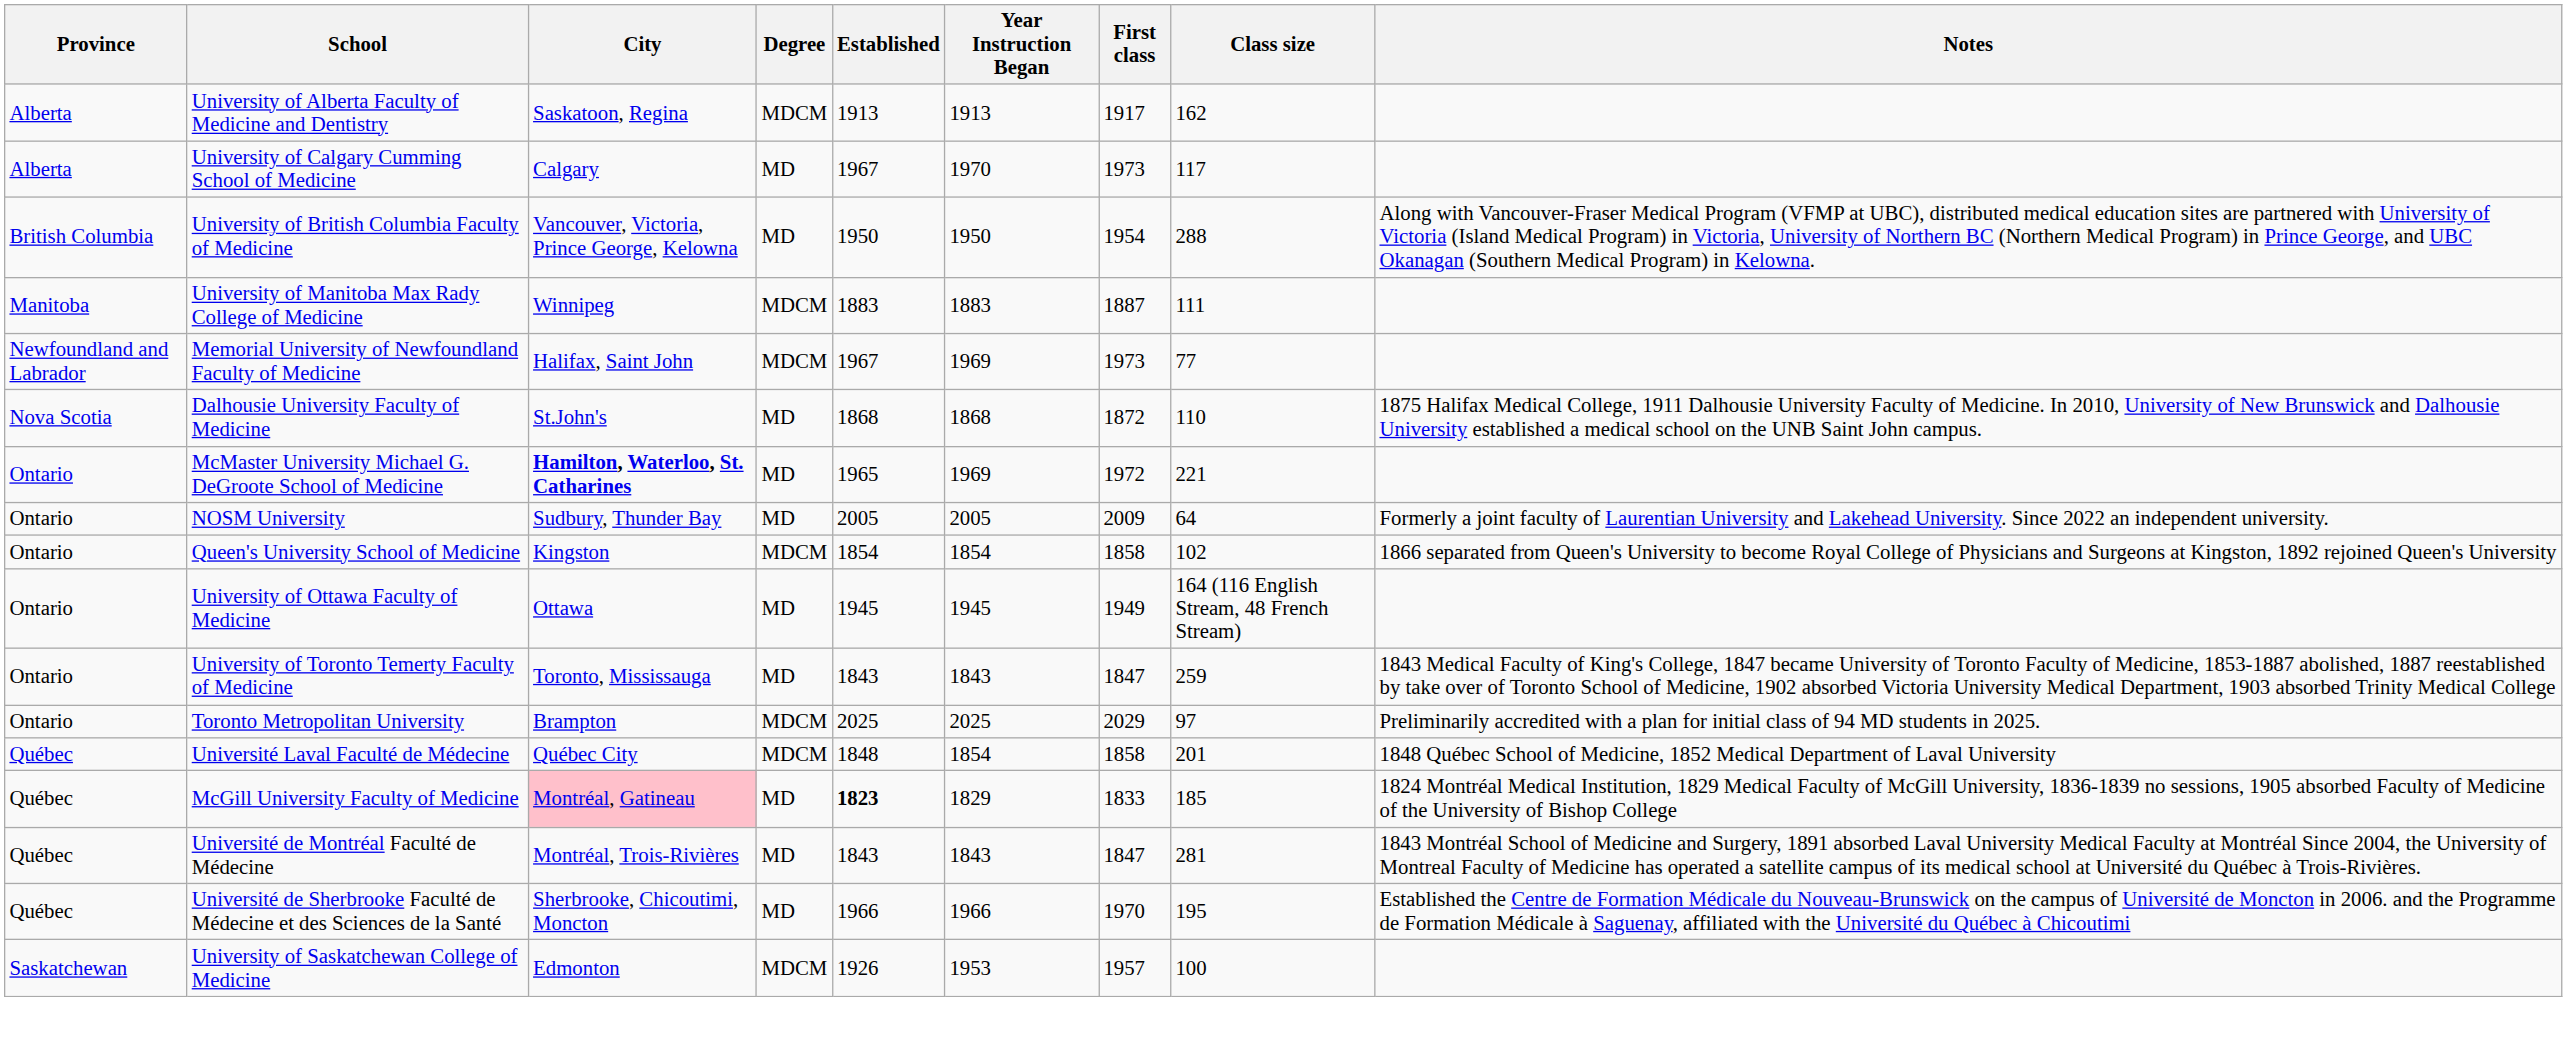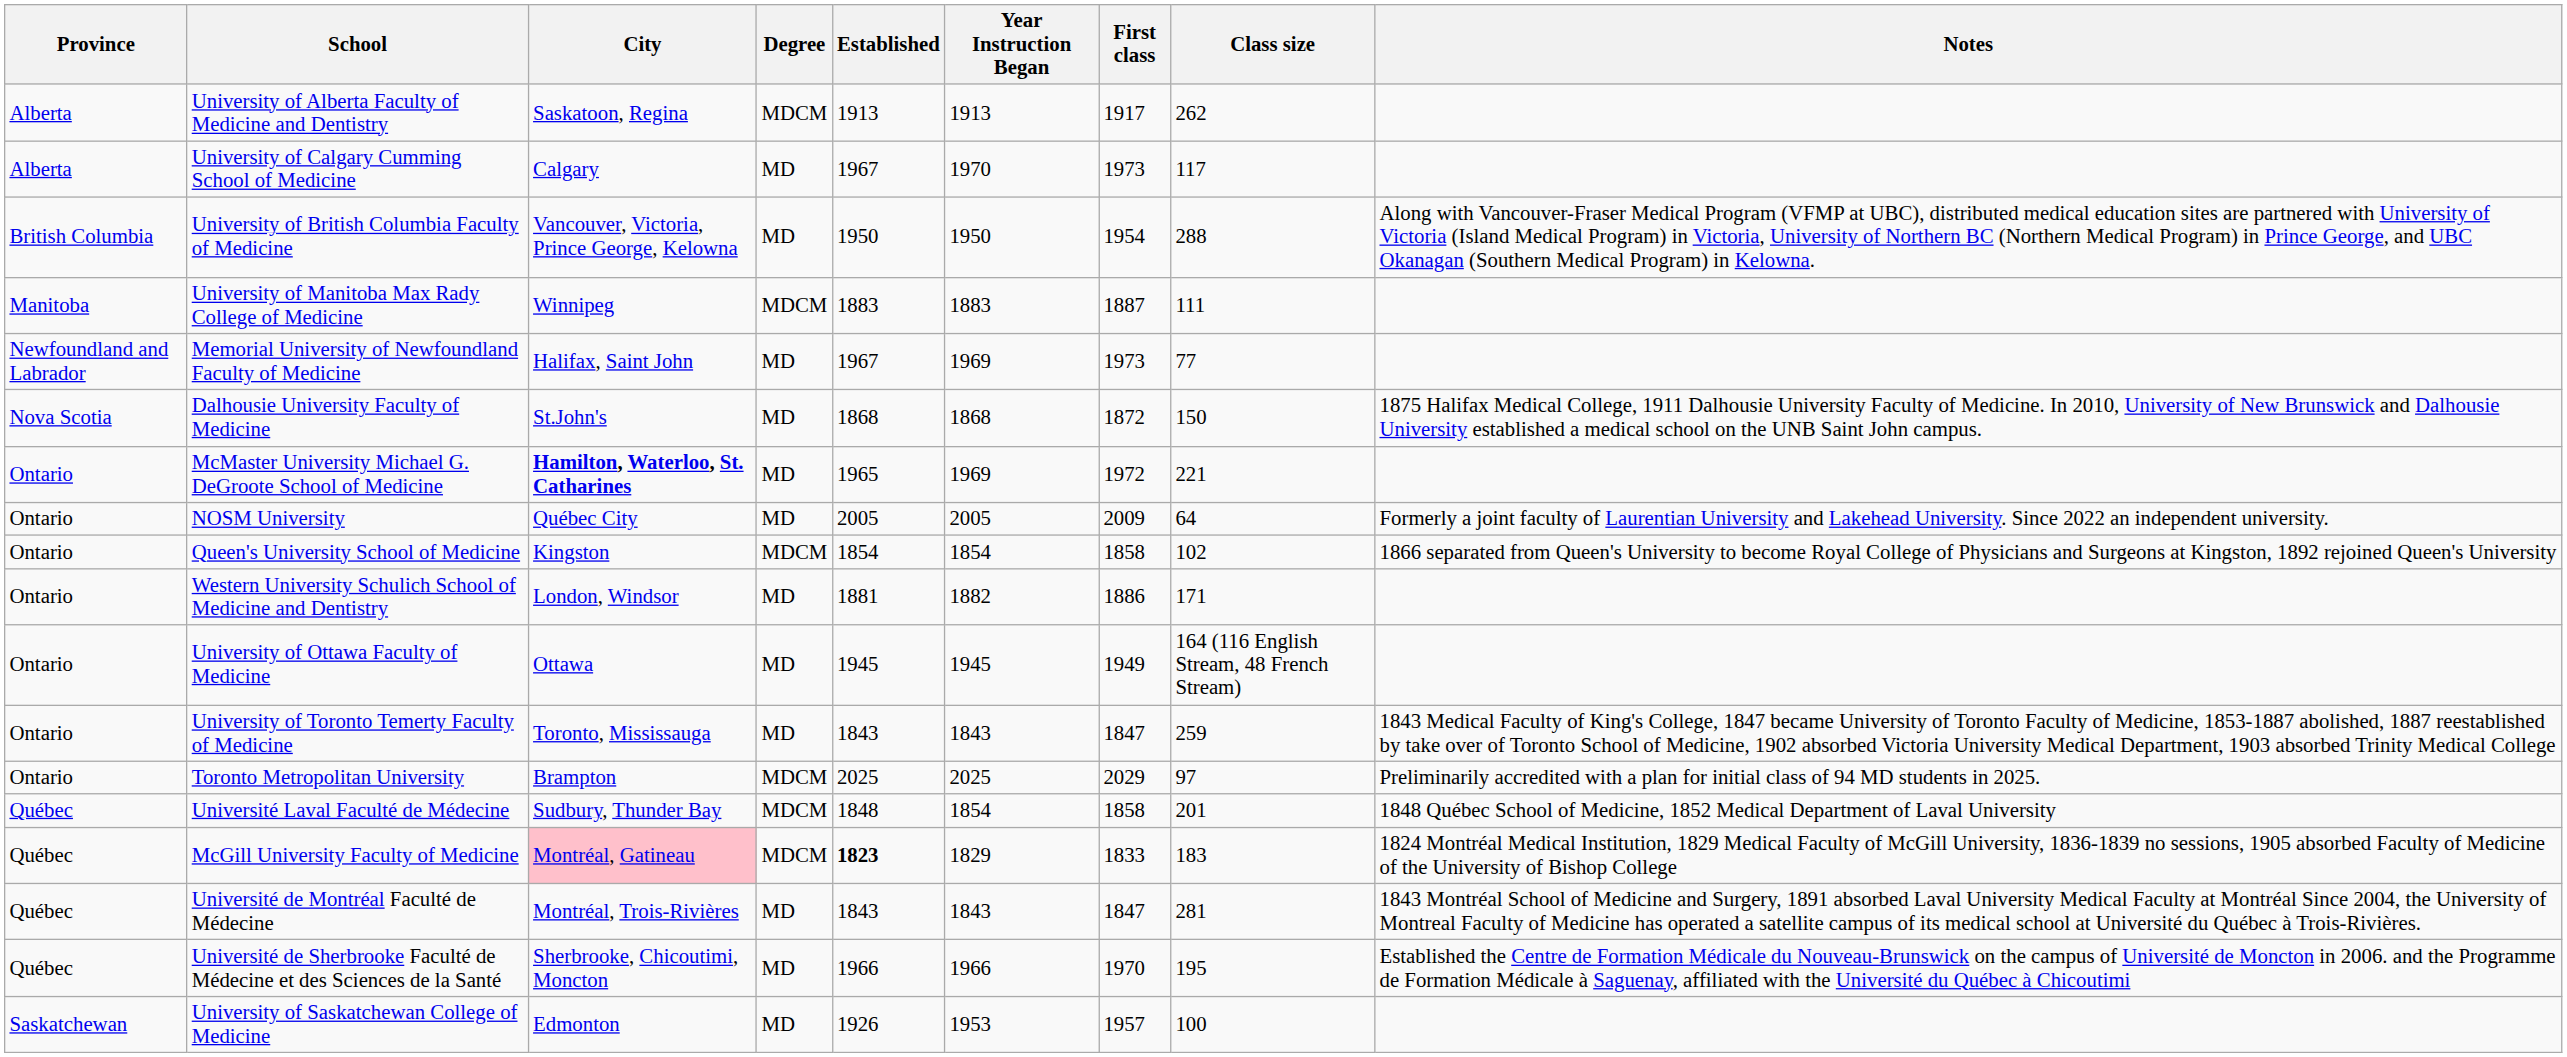(1191, 112) 162 -> (1191, 112) 262
(794, 361) MDCM -> (778, 361) MD
(1191, 417) 110 -> (1191, 417) 150
(627, 518) Sudbury, Thunder Bay -> (585, 518) Québec City
+ row: (354, 596)
(585, 754) Québec City -> (627, 810) Sudbury, Thunder Bay
(778, 798) MD -> (794, 855) MDCM
(1191, 798) 185 -> (1191, 855) 183
(794, 967) MDCM -> (778, 1024) MD
